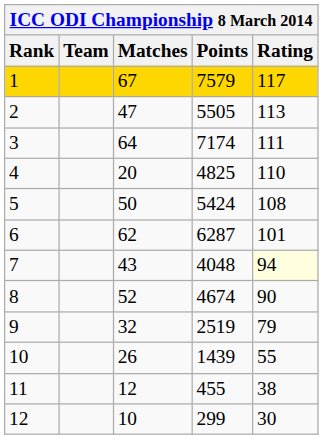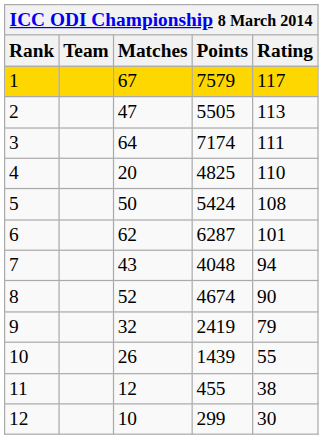(267, 265) lightyellow background -> (267, 265) no background
(216, 326) 2519 -> (216, 326) 2419
